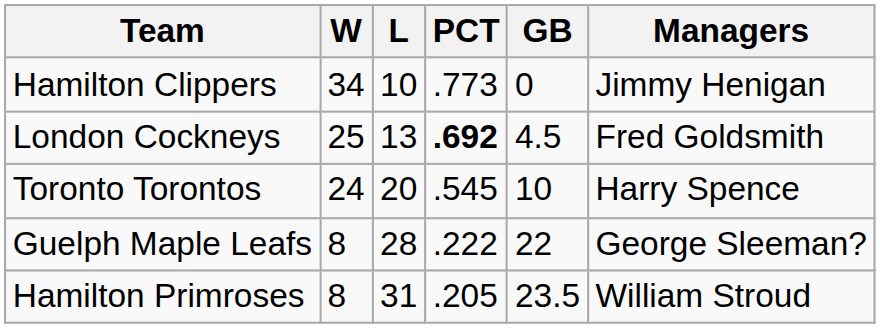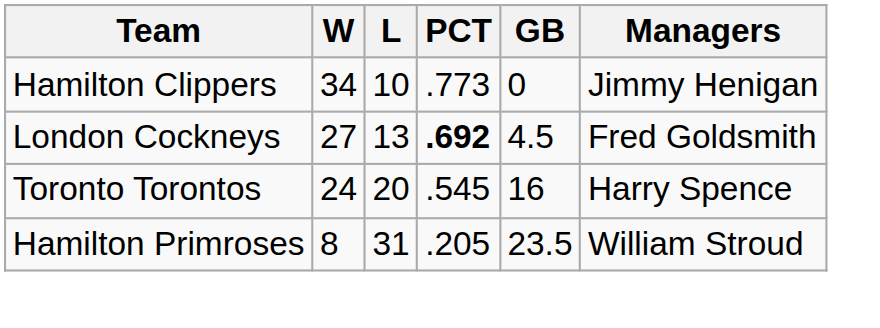(346, 137) 25 -> (339, 137) 27
(534, 190) 10 -> (526, 190) 16
- row: (162, 243)
